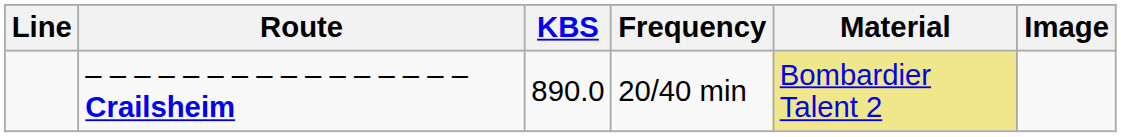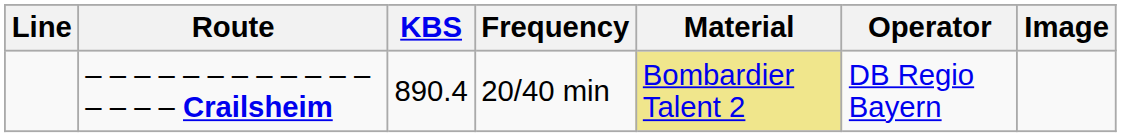+ column: (930, 27)
(568, 90) 890.0 -> (431, 90) 890.4
